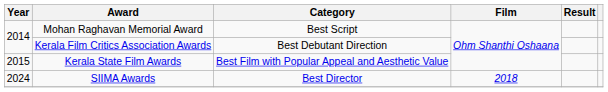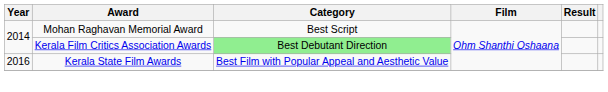(332, 45) no background -> (332, 45) lightgreen background
(18, 62) 2015 -> (18, 62) 2016
- row: (123, 78)
